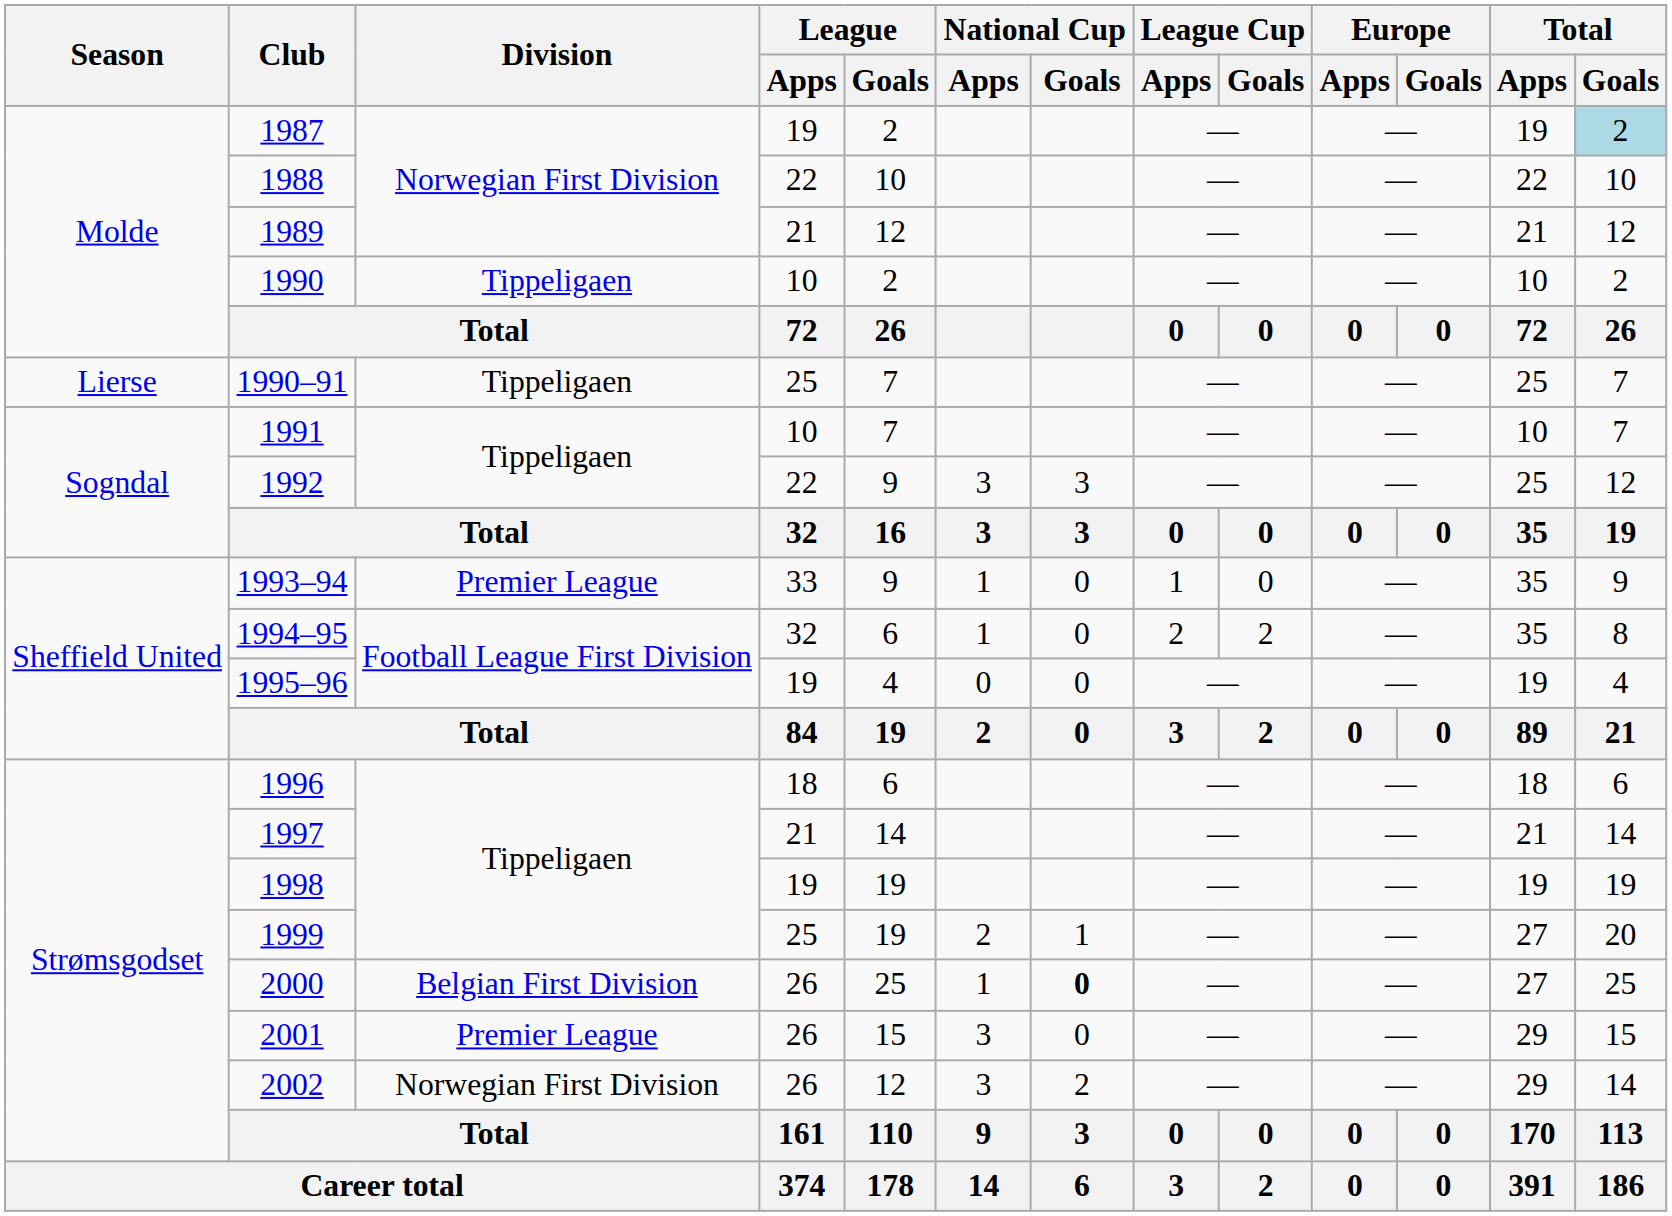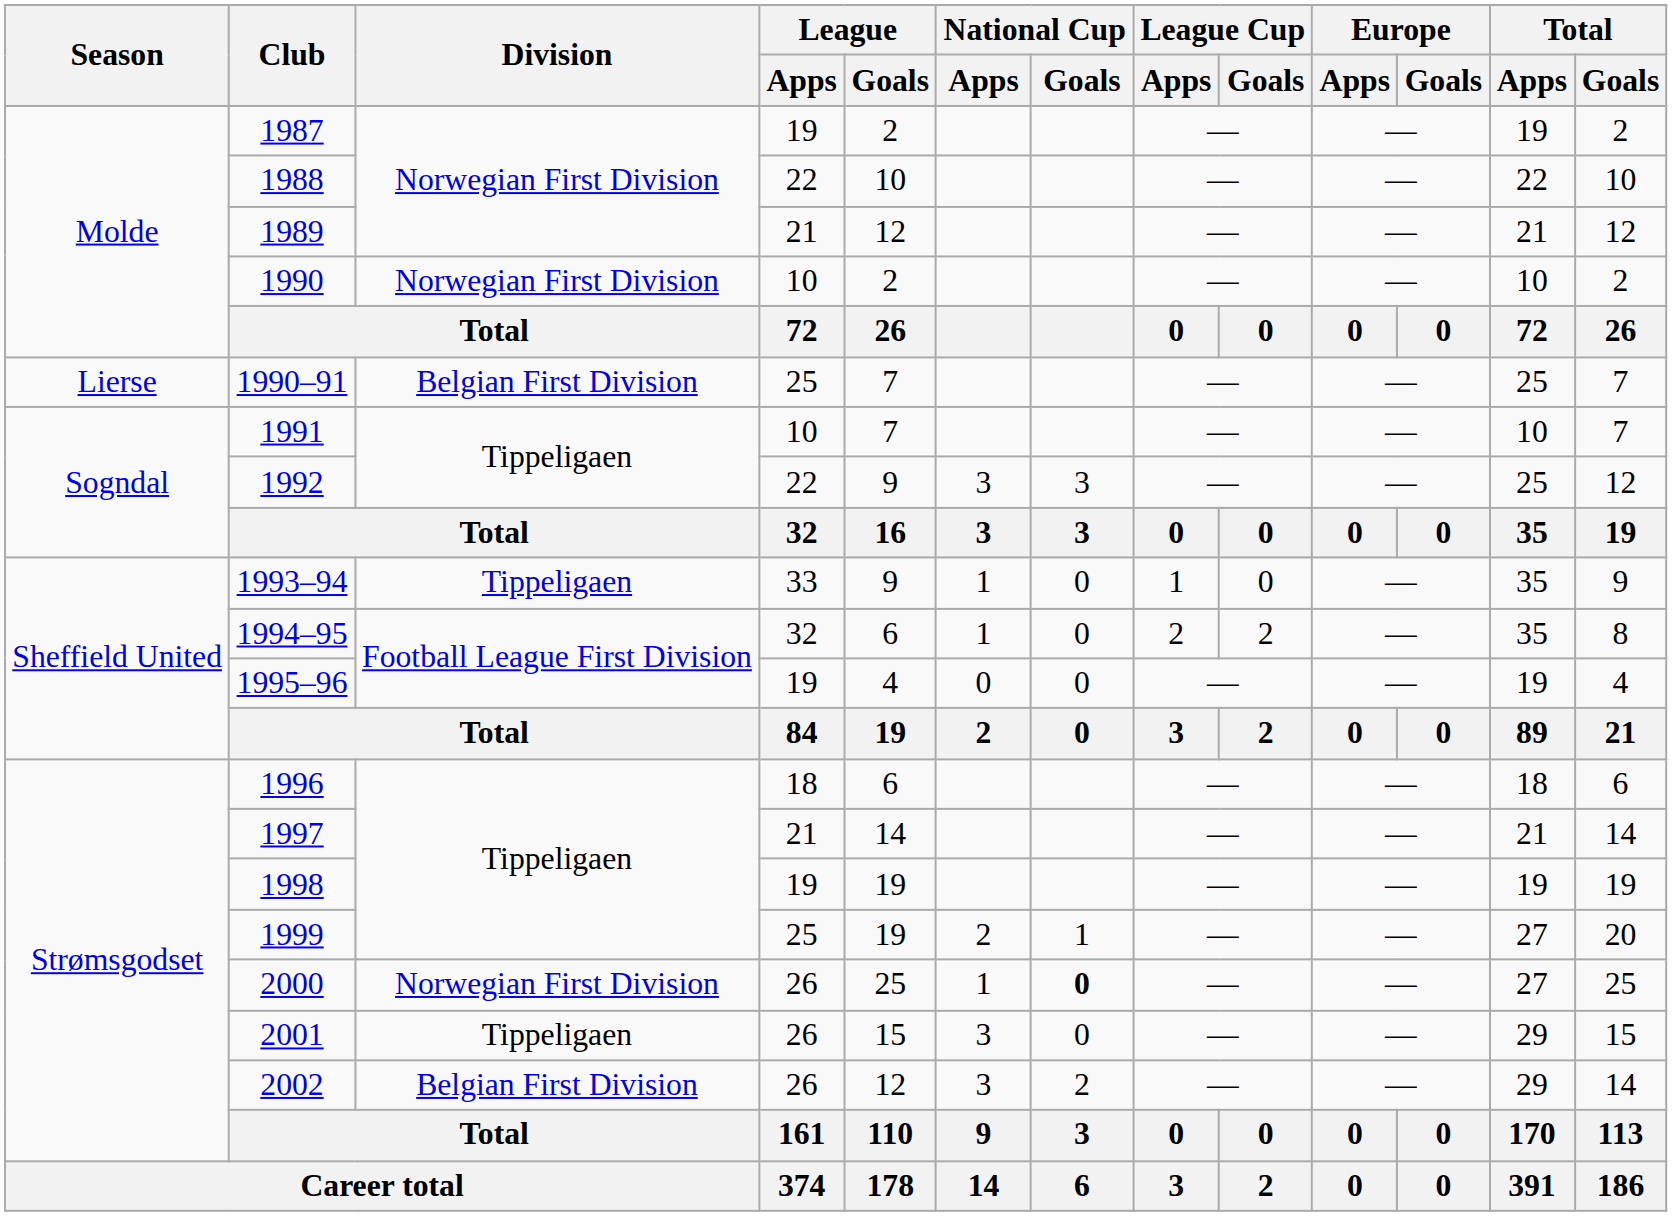(1621, 130) lightblue background -> (1621, 130) no background
(557, 280) Tippeligaen -> (557, 280) Norwegian First Division
(557, 381) Tippeligaen -> (557, 381) Belgian First Division
(557, 582) Premier League -> (557, 582) Tippeligaen
(557, 984) Belgian First Division -> (557, 984) Norwegian First Division
(557, 1034) Premier League -> (557, 1034) Tippeligaen
(557, 1084) Norwegian First Division -> (557, 1084) Belgian First Division
